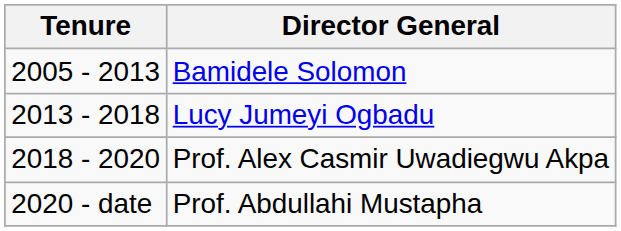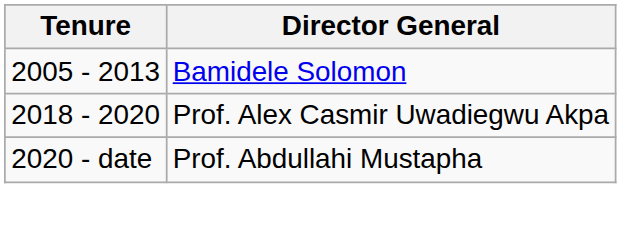- row: (303, 114)
